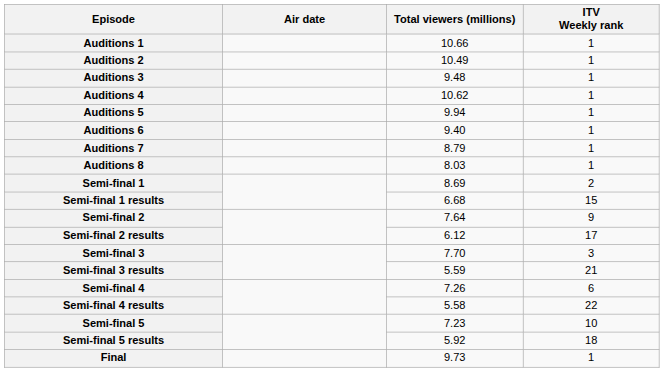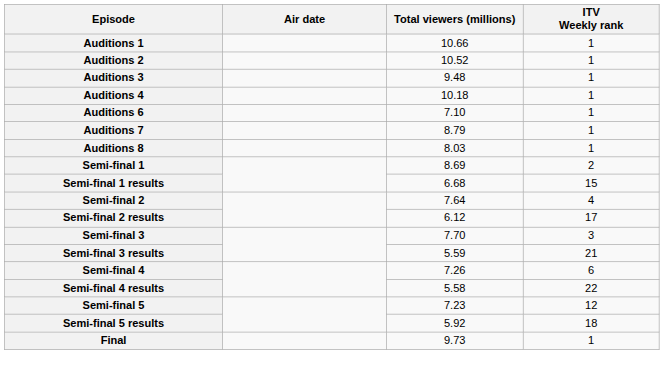(455, 60) 10.49 -> (455, 60) 10.52
(455, 95) 10.62 -> (455, 95) 10.18
- row: (114, 113)
(455, 130) 9.40 -> (455, 113) 7.10
(591, 218) 9 -> (591, 200) 4
(591, 323) 10 -> (591, 305) 12
